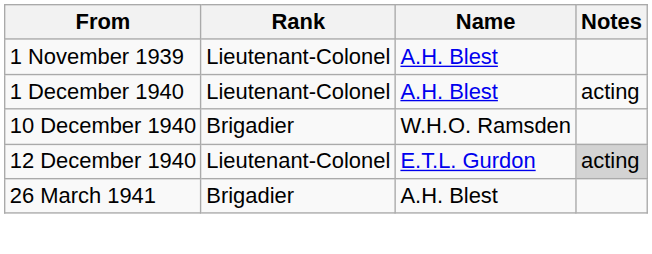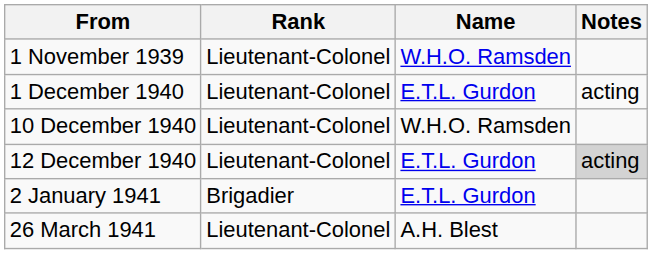(449, 56) A.H. Blest -> (486, 56) W.H.O. Ramsden
(449, 91) A.H. Blest -> (468, 91) E.T.L. Gurdon
(250, 126) Brigadier -> (298, 126) Lieutenant-Colonel
+ row: (85, 195)
(250, 195) Brigadier -> (298, 230) Lieutenant-Colonel
